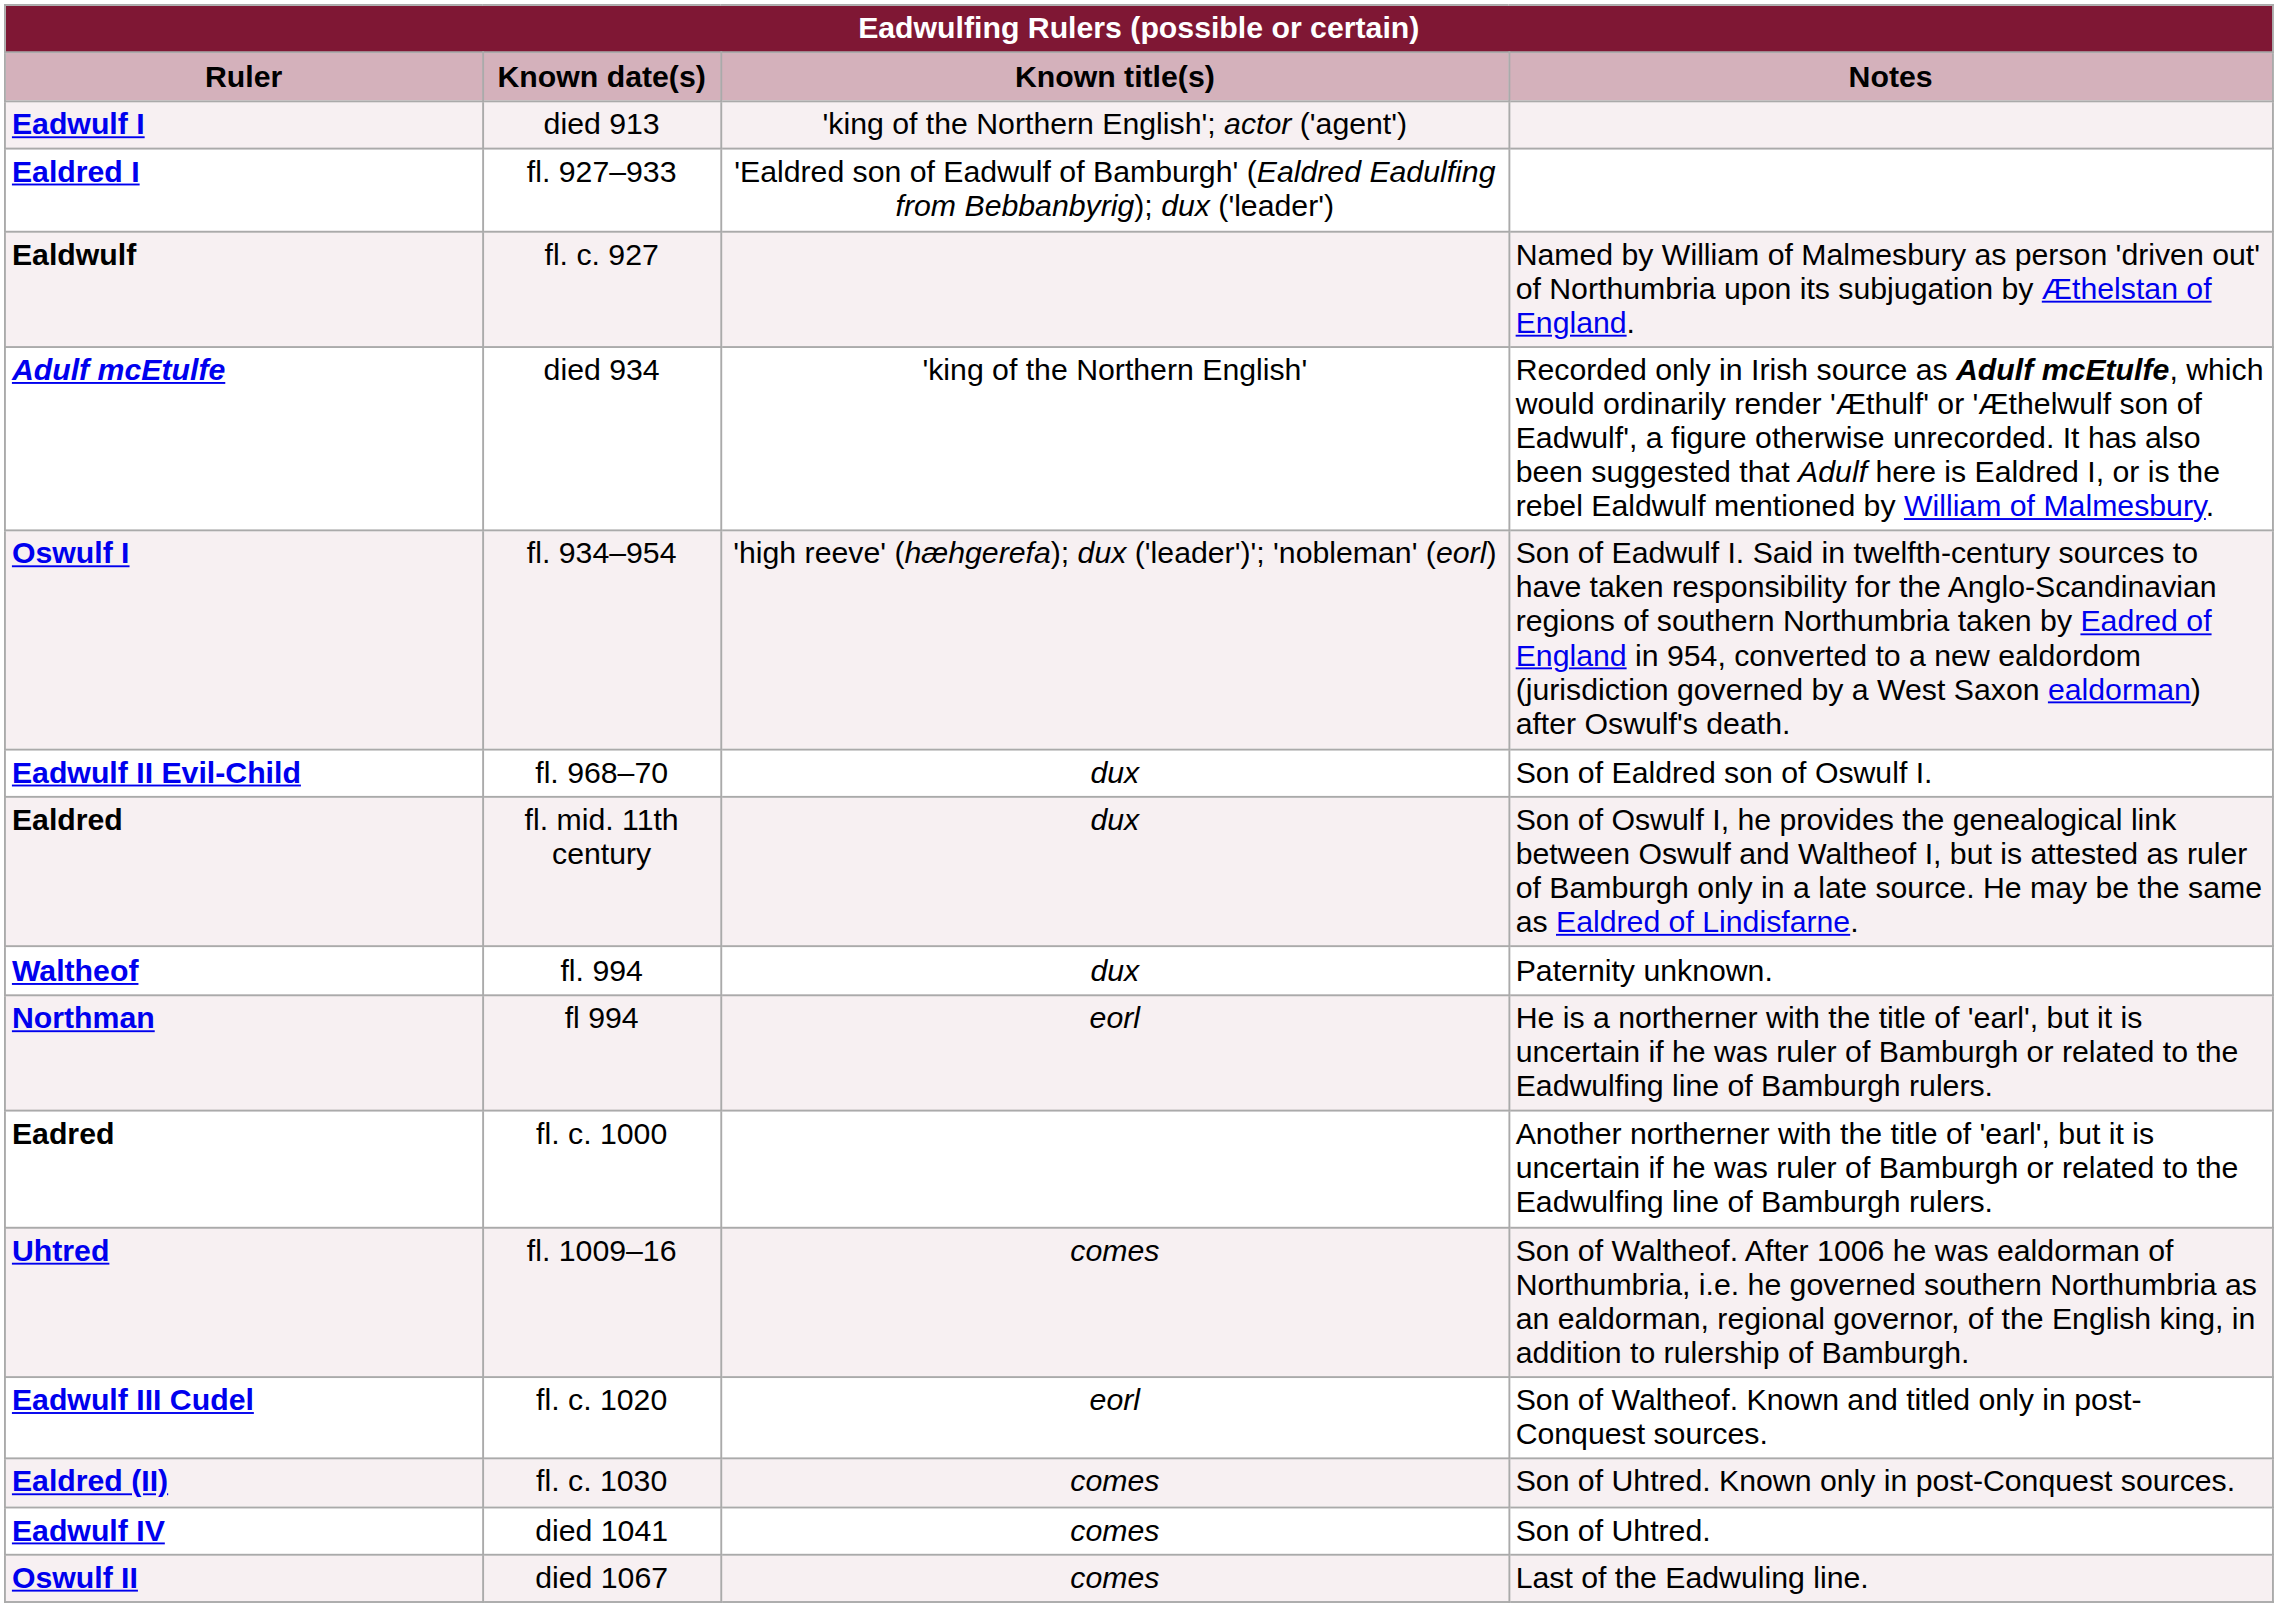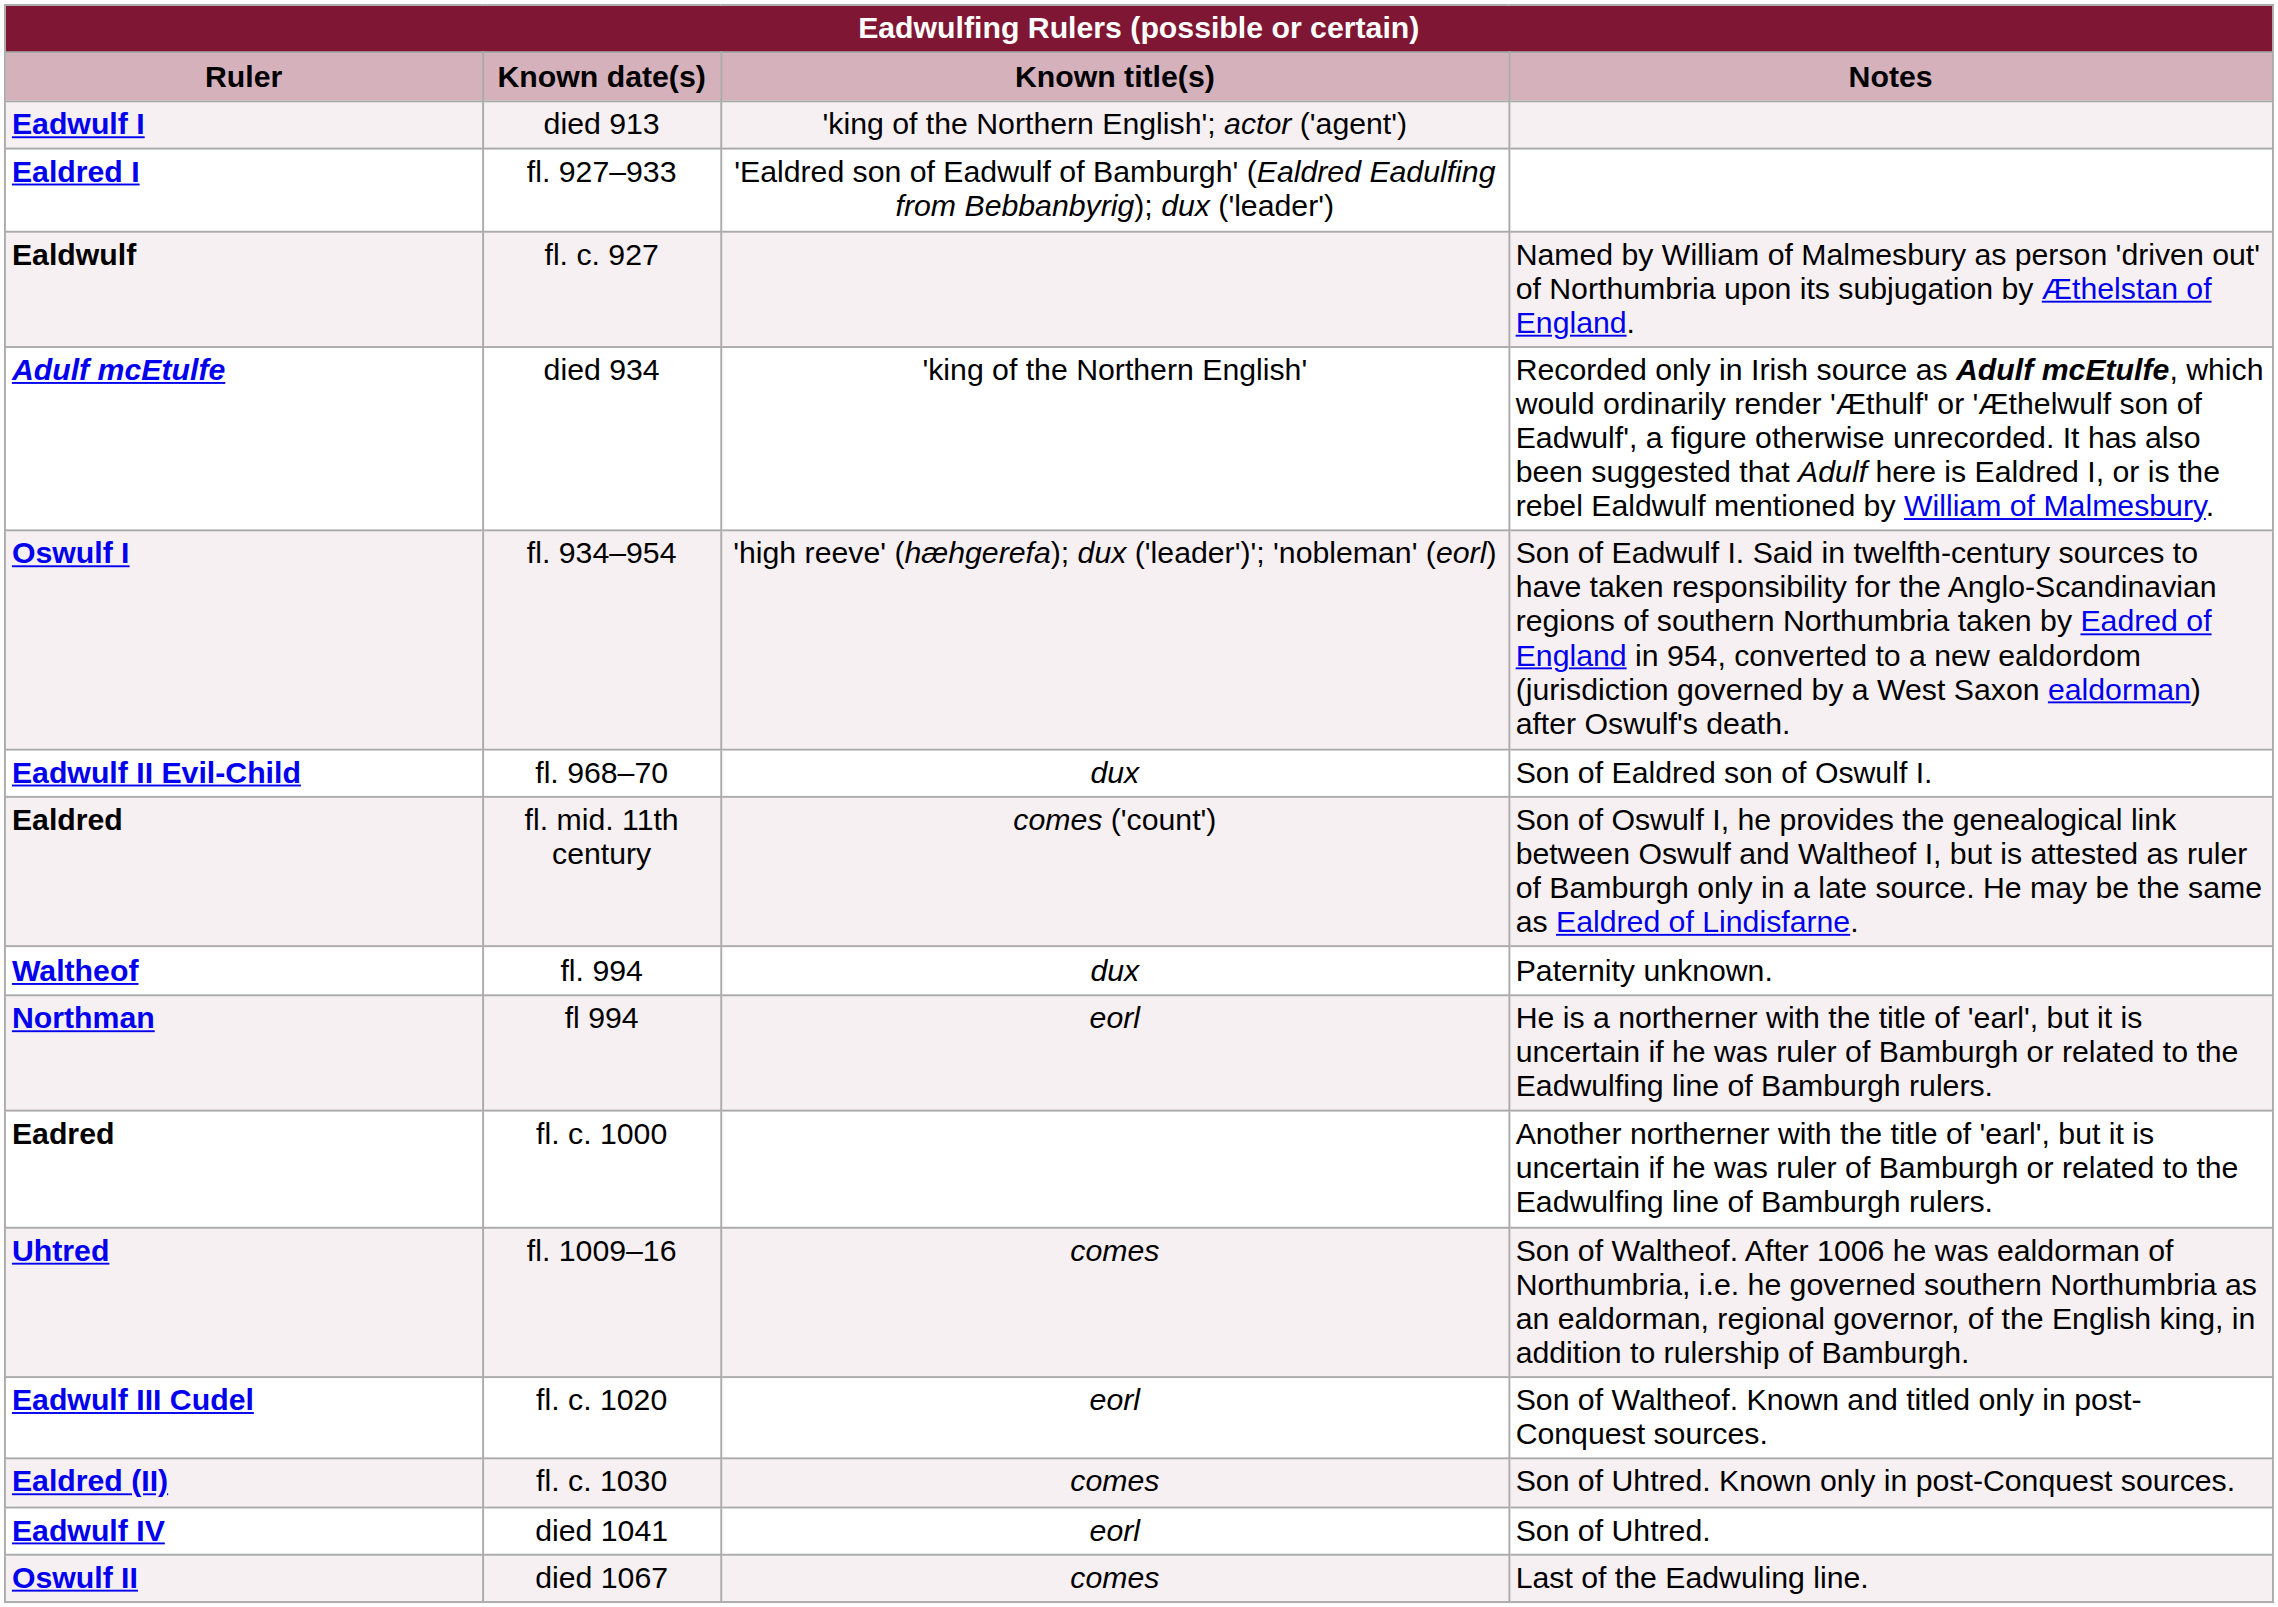(1115, 820) dux -> (1115, 820) comes ('count')
(1115, 1530) comes -> (1115, 1530) eorl
